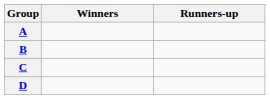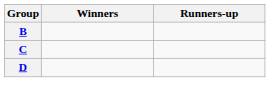- row: (23, 31)
